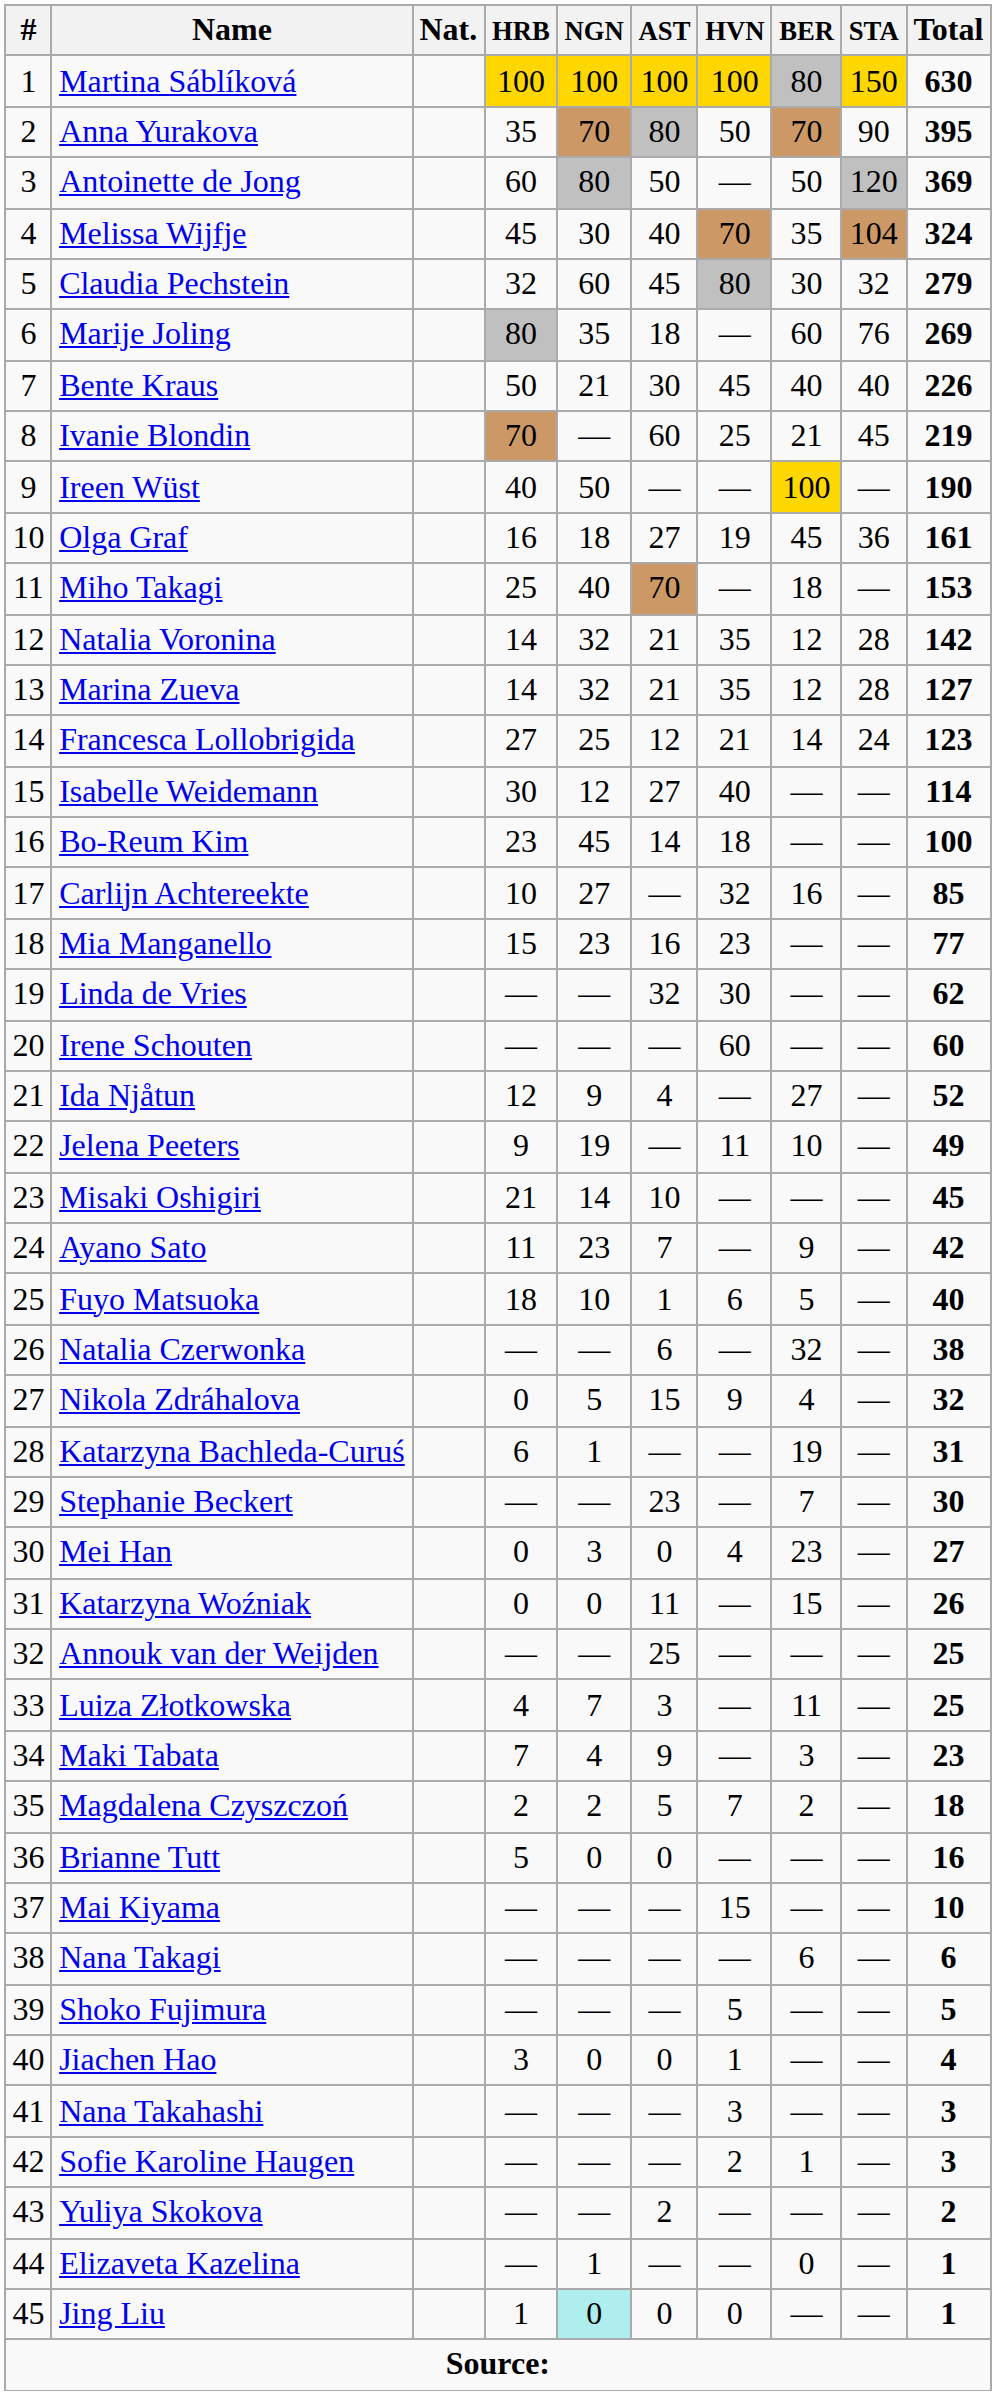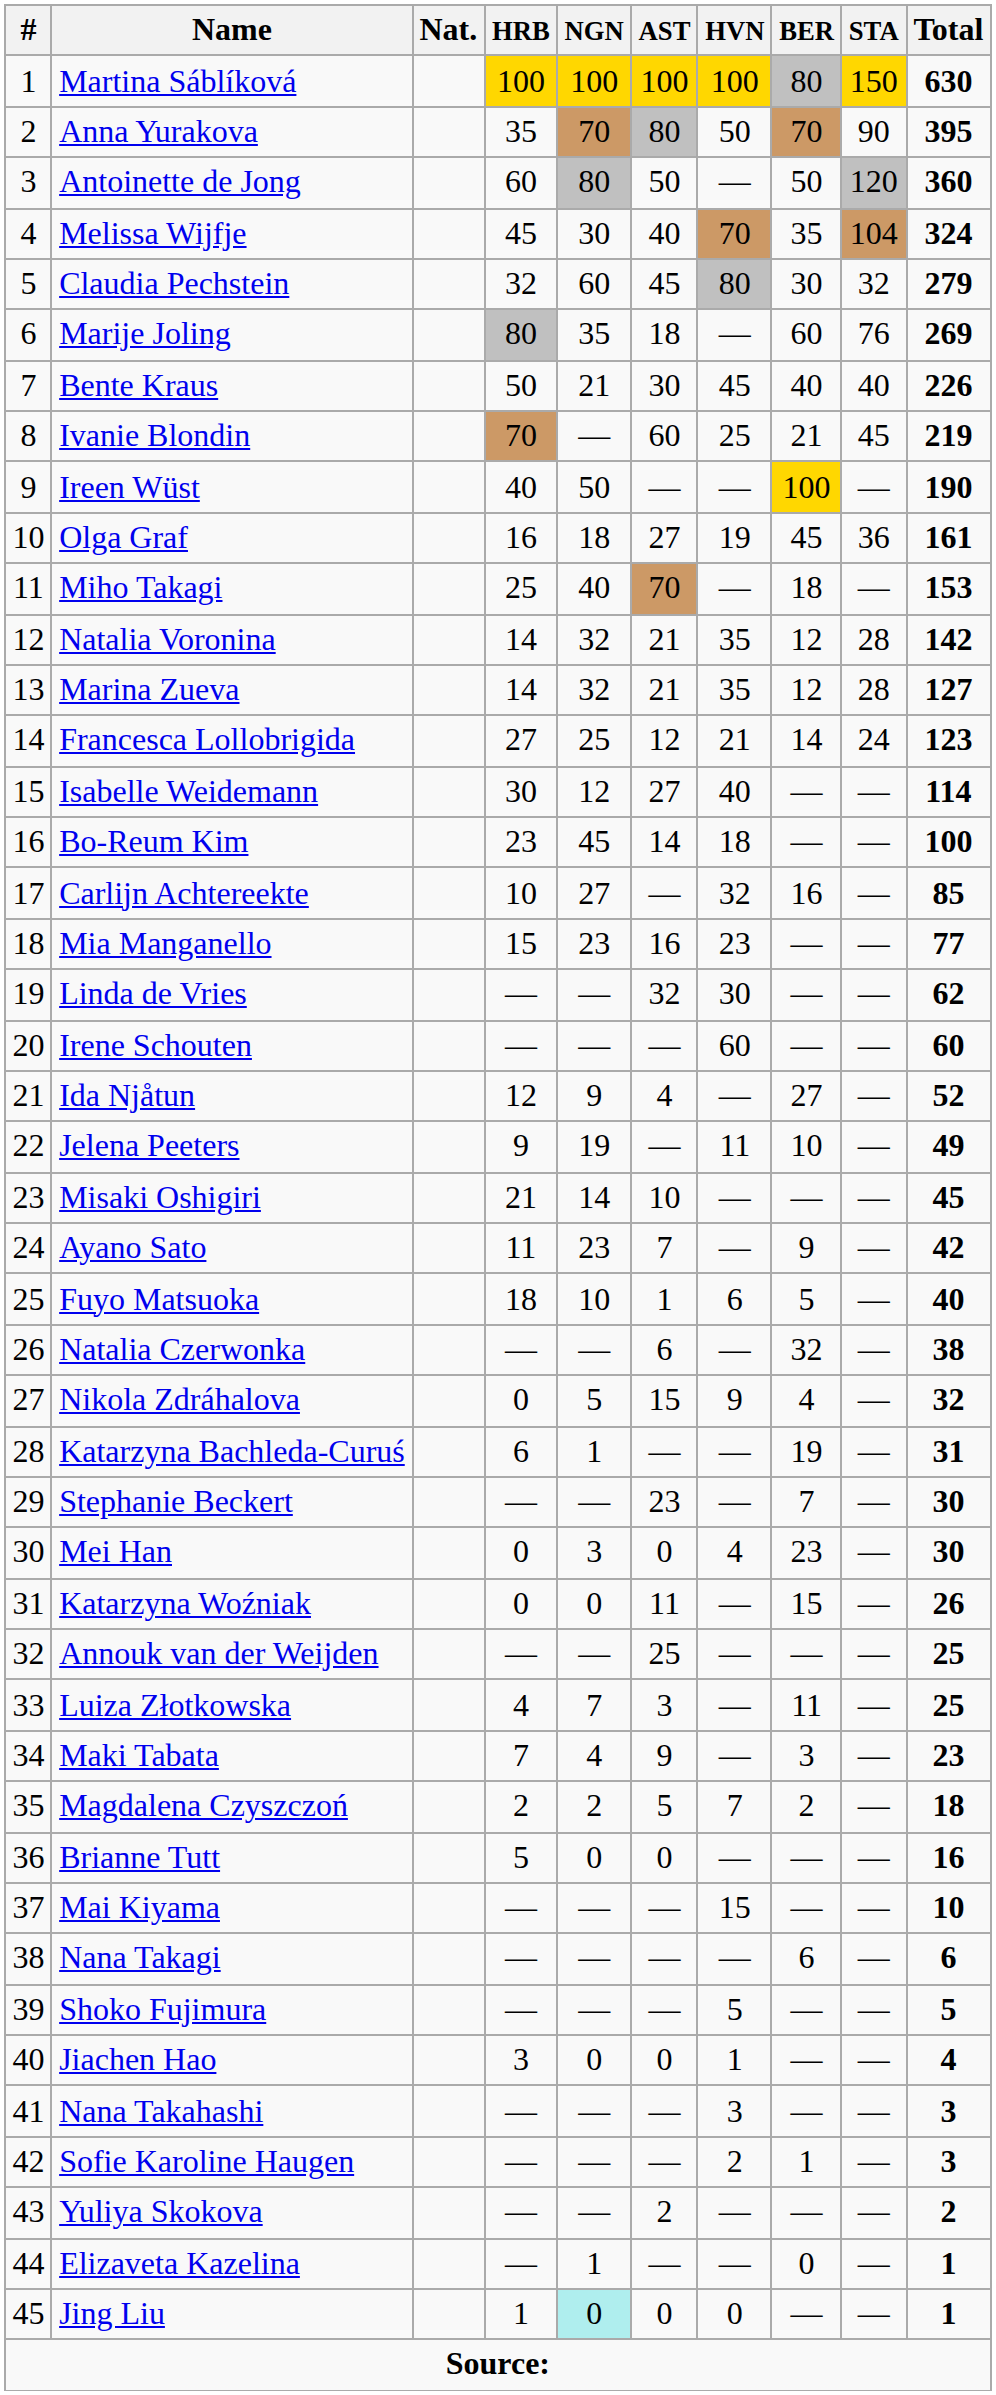(948, 182) 369 -> (948, 182) 360
(948, 1552) 27 -> (948, 1552) 30
